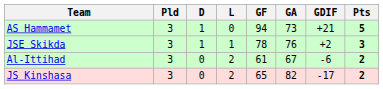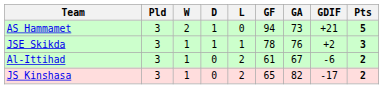+ column: (187, 12)
